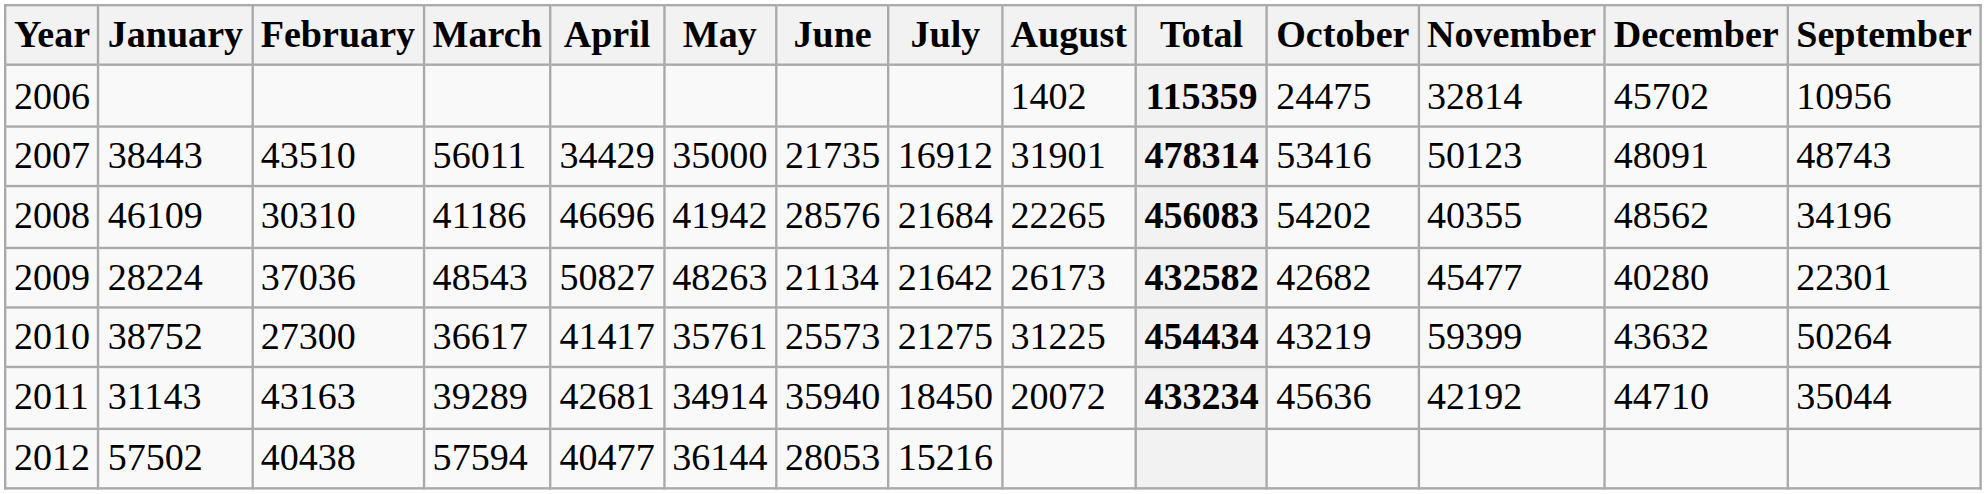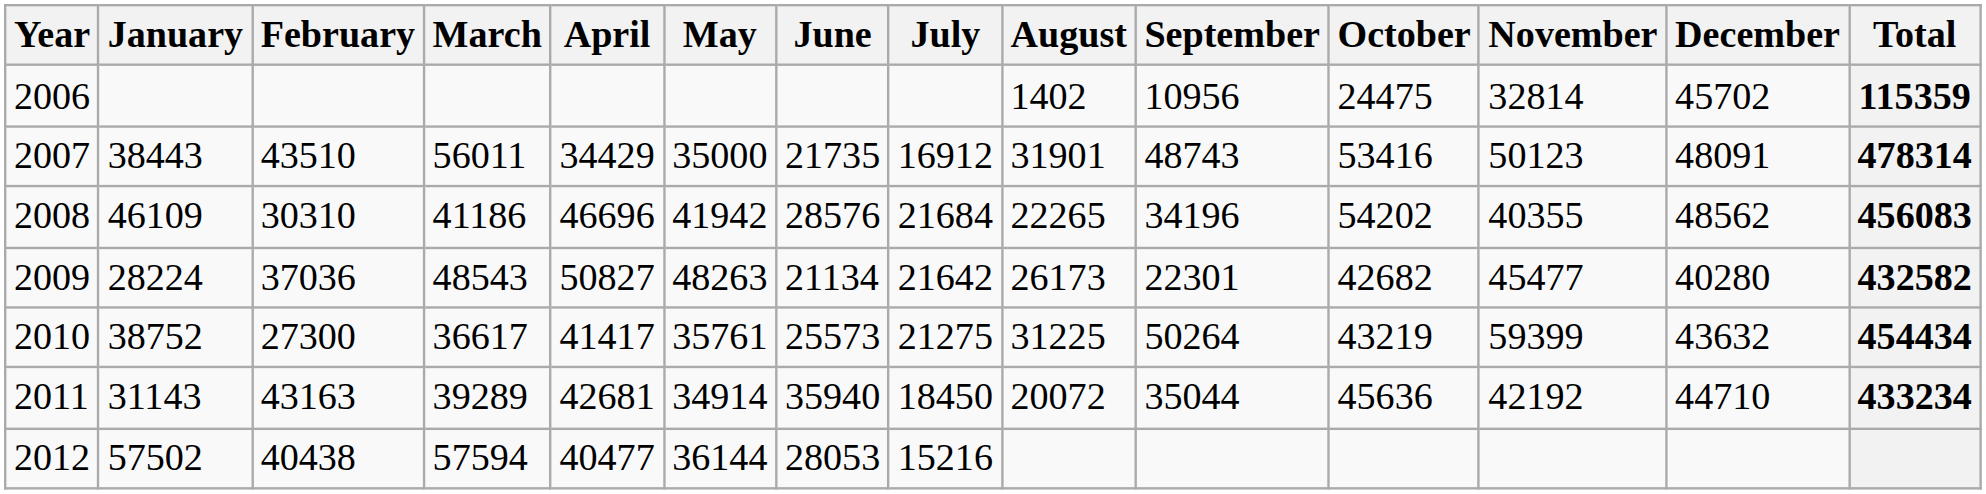columns swapped: (1884, 34) <-> (1202, 34)
